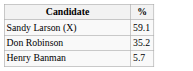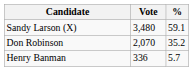+ column: (148, 12)
